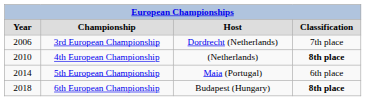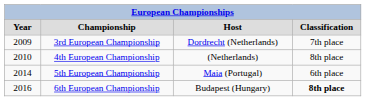(22, 42) 2006 -> (22, 42) 2009
(327, 58) bold -> (327, 58) normal
(22, 88) 2018 -> (22, 88) 2016
